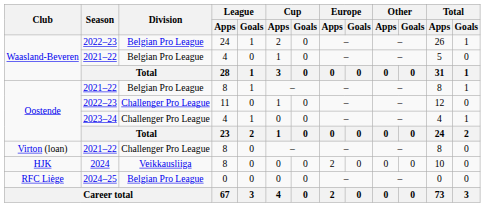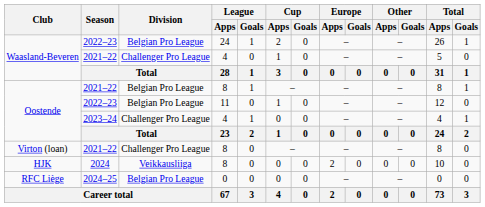(165, 57) Belgian Pro League -> (165, 57) Challenger Pro League
(165, 103) Challenger Pro League -> (165, 103) Belgian Pro League
